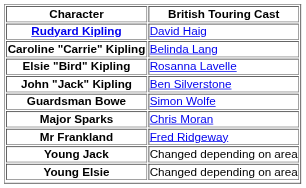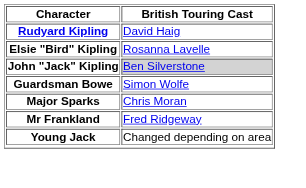- row: (76, 49)
(191, 84) no background -> (164, 66) lightgrey background
- row: (76, 172)
